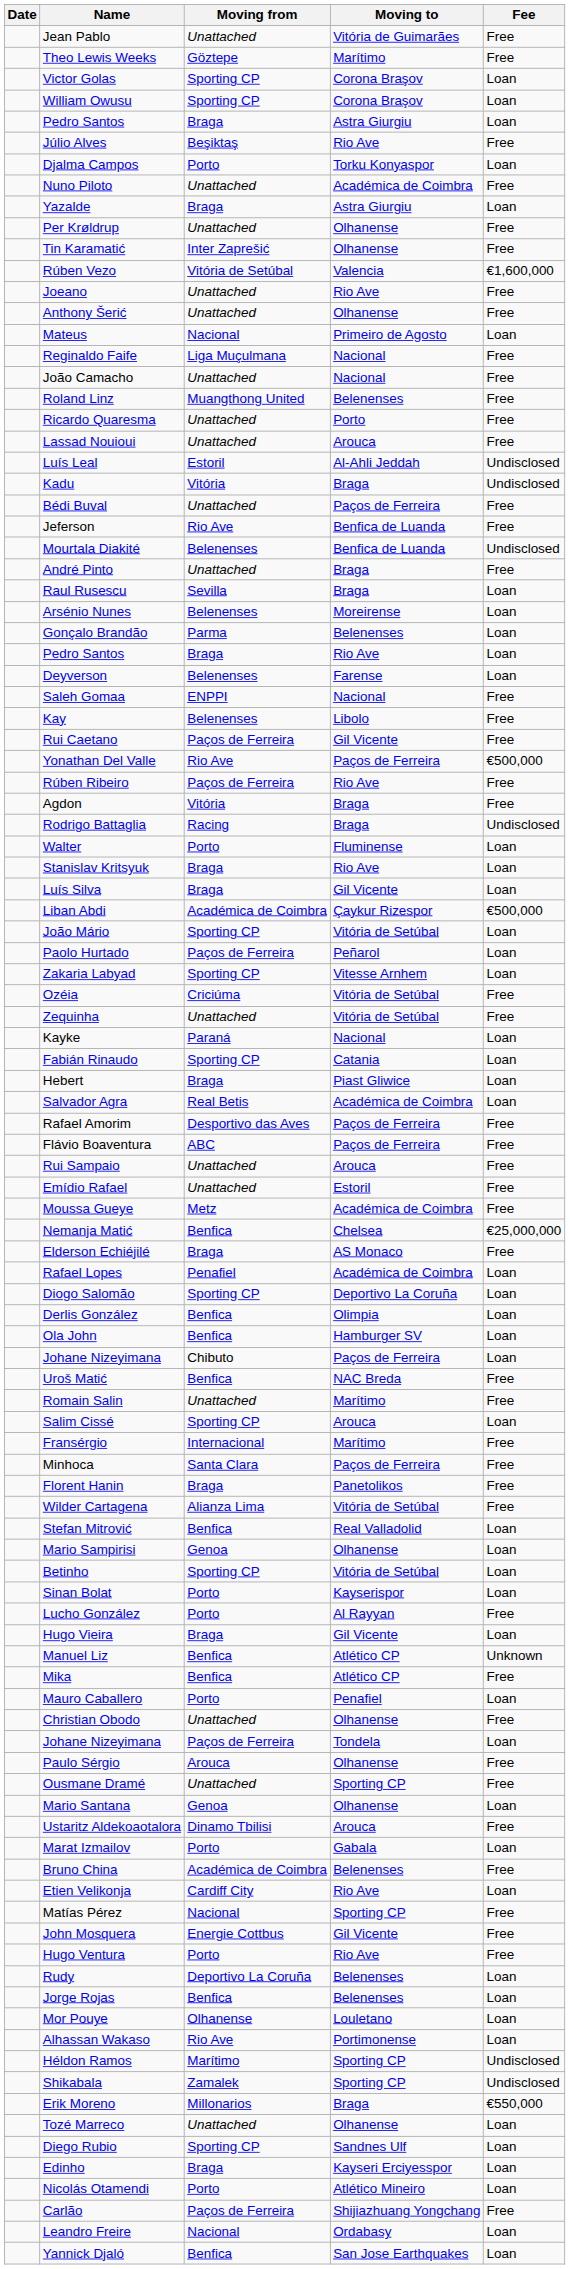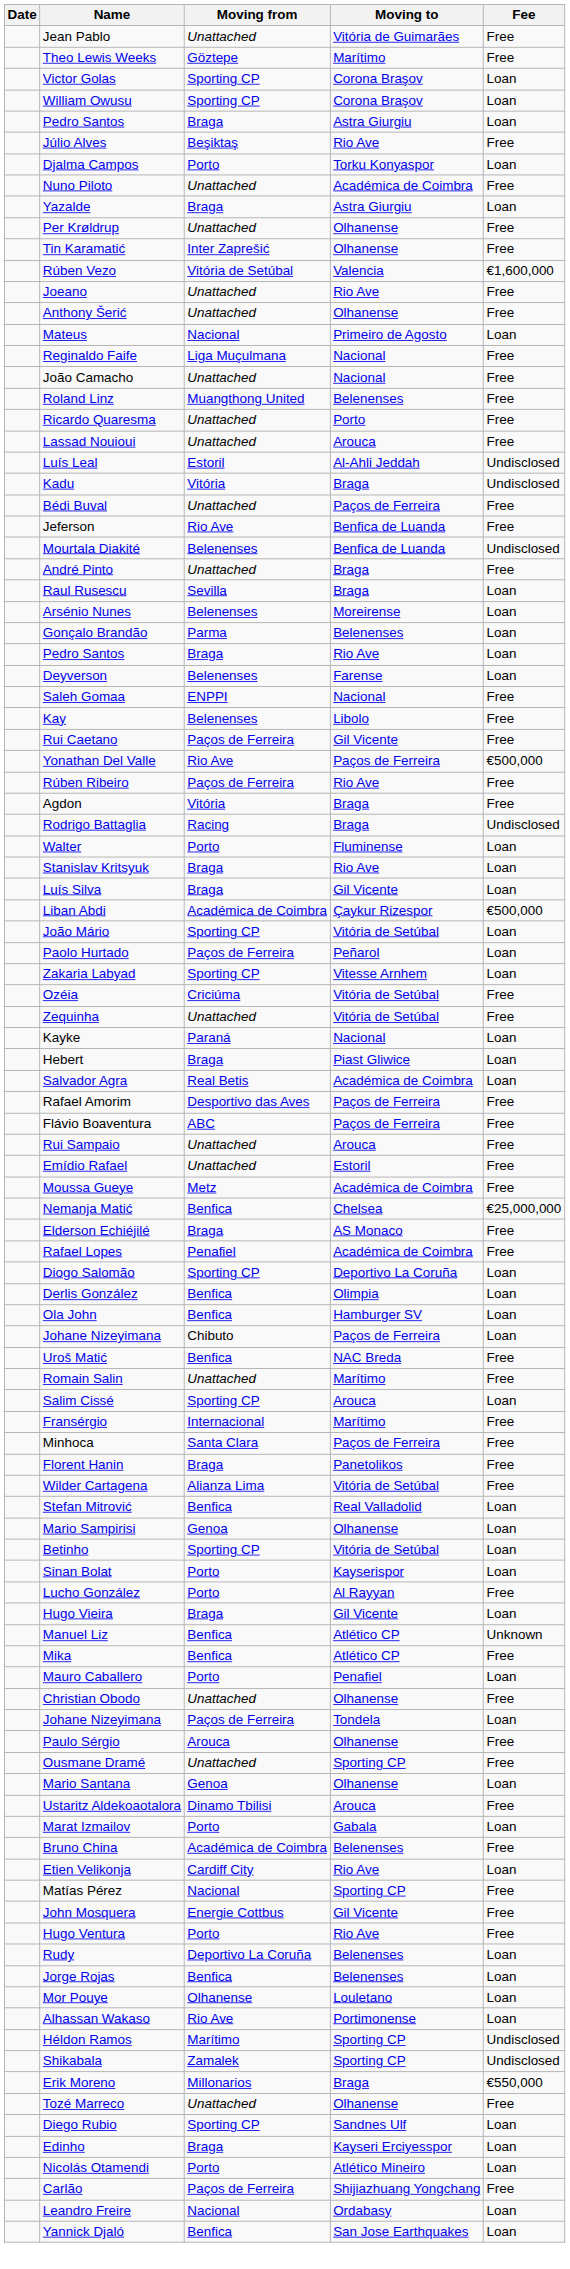- row: (90, 1059)
(502, 1272) Loan -> (500, 1251) Free
(502, 2125) Loan -> (500, 2104) Free
